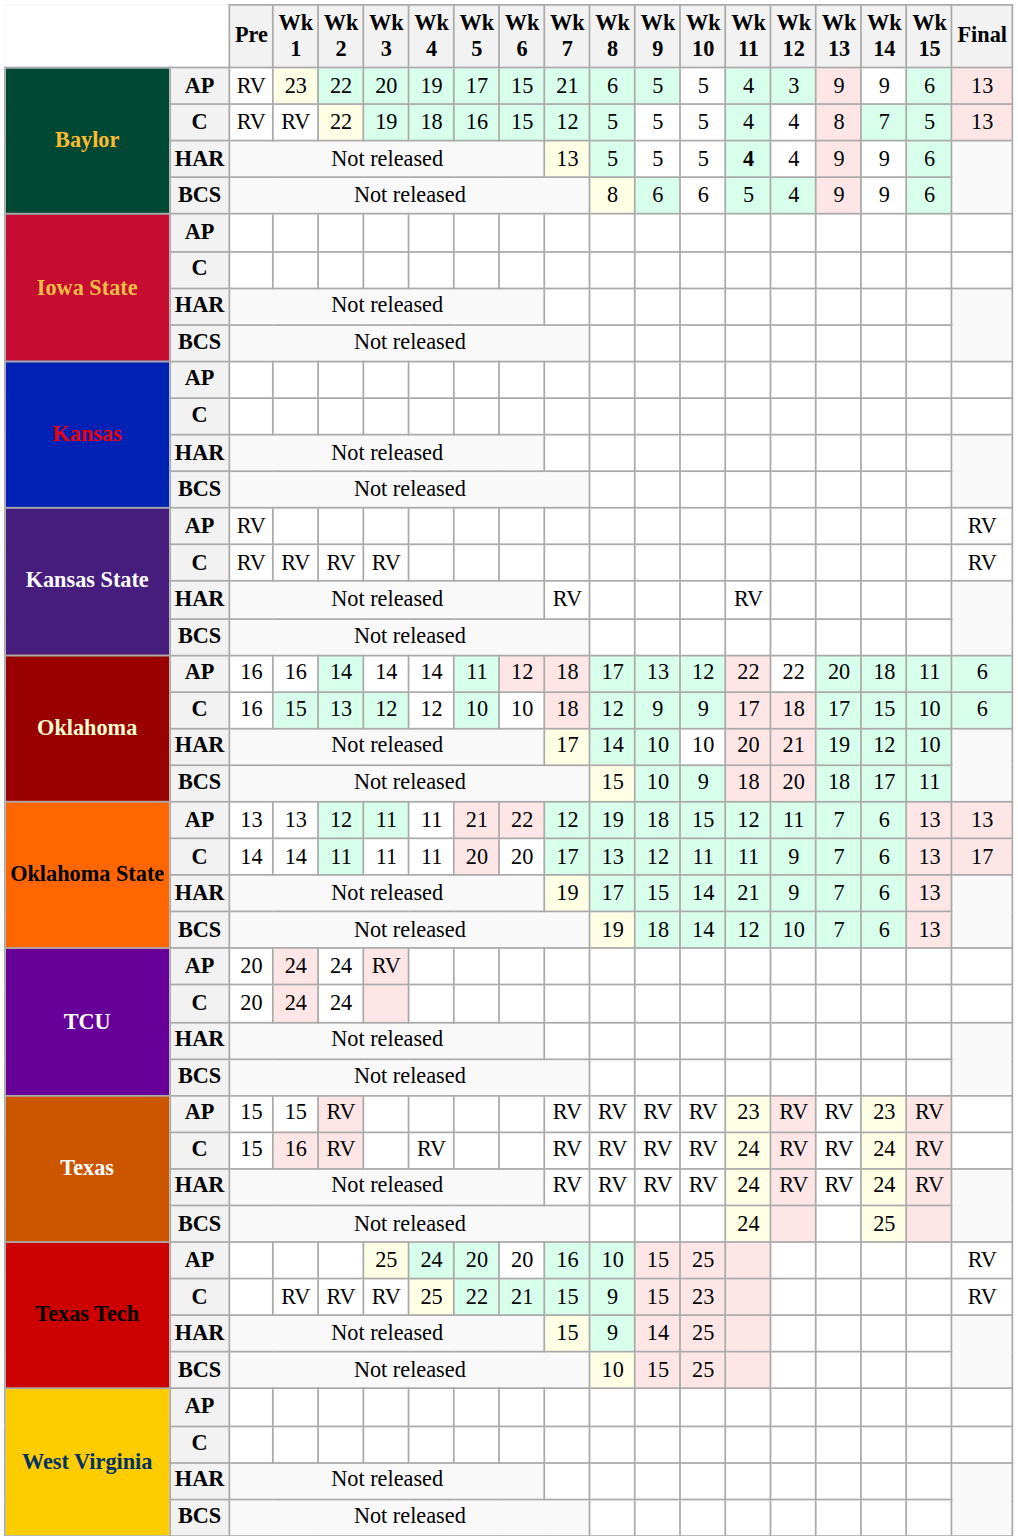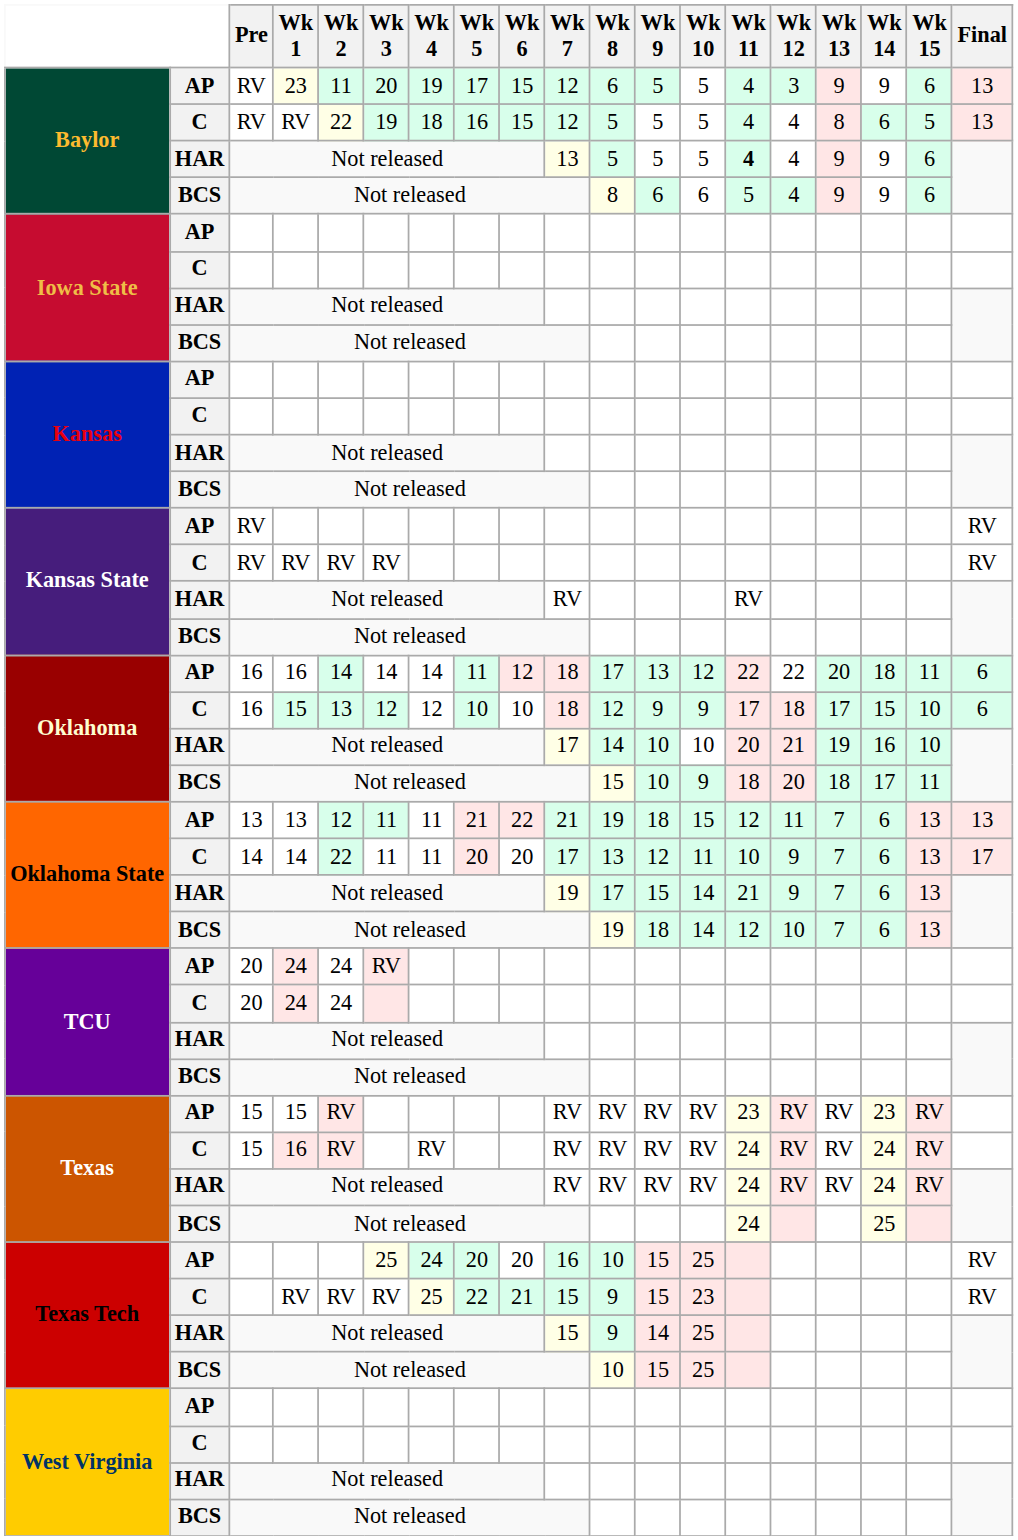(341, 85) 22 -> (341, 85) 11
(567, 85) 21 -> (567, 85) 12
(884, 122) 7 -> (884, 122) 6
(884, 746) 12 -> (884, 746) 16
(567, 819) 12 -> (567, 819) 21
(341, 856) 11 -> (341, 856) 22
(748, 856) 11 -> (748, 856) 10
